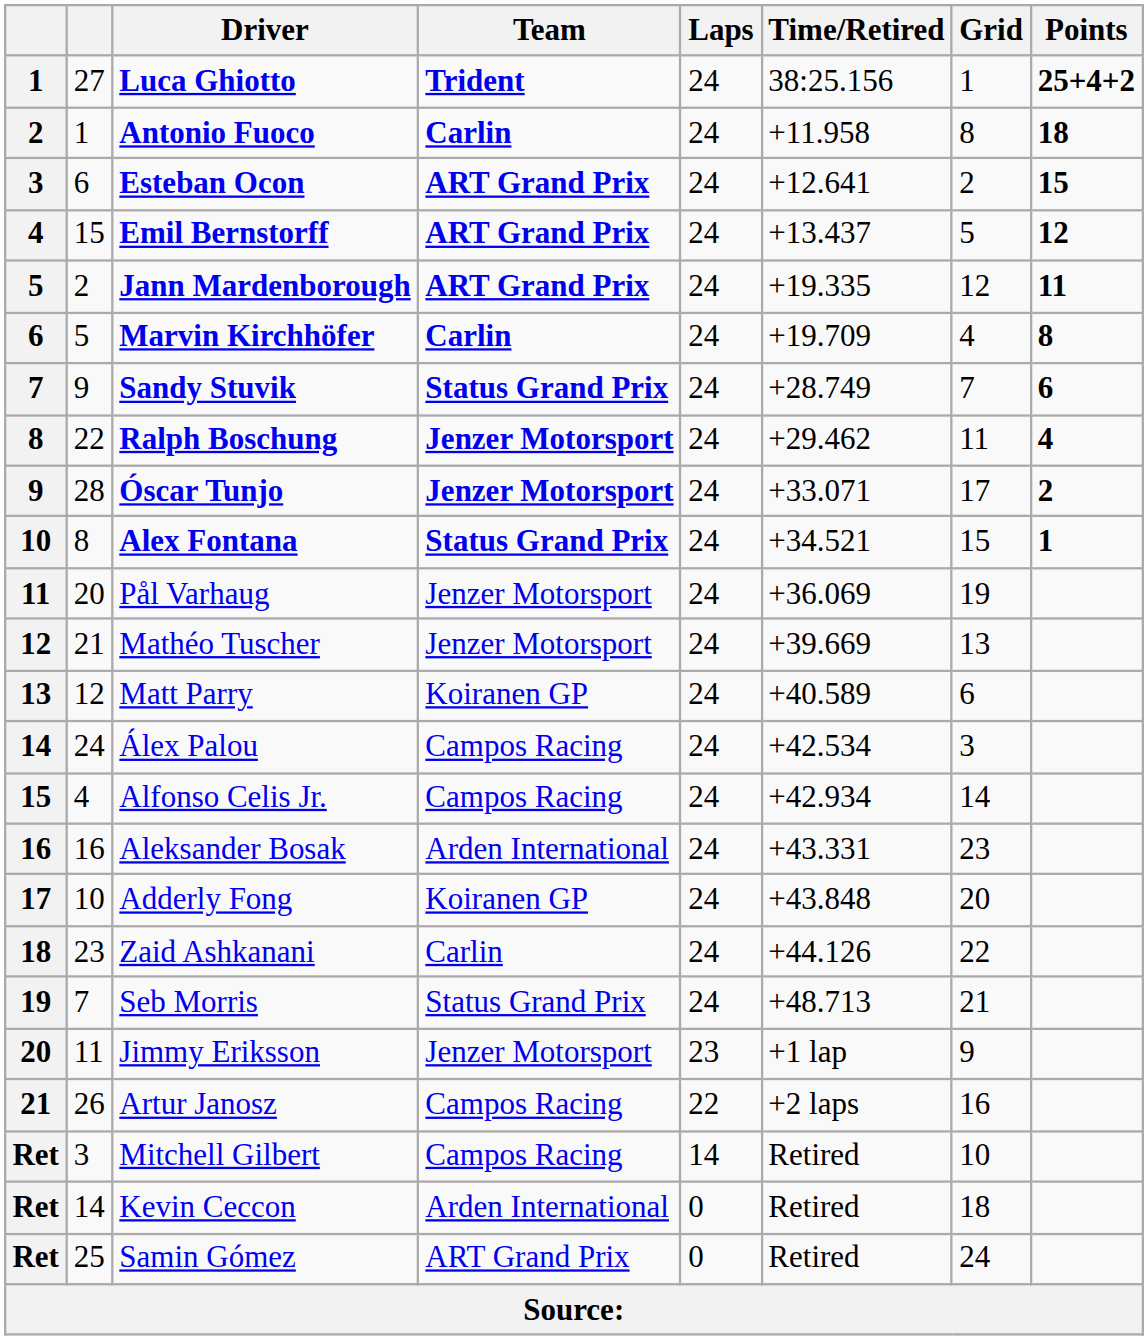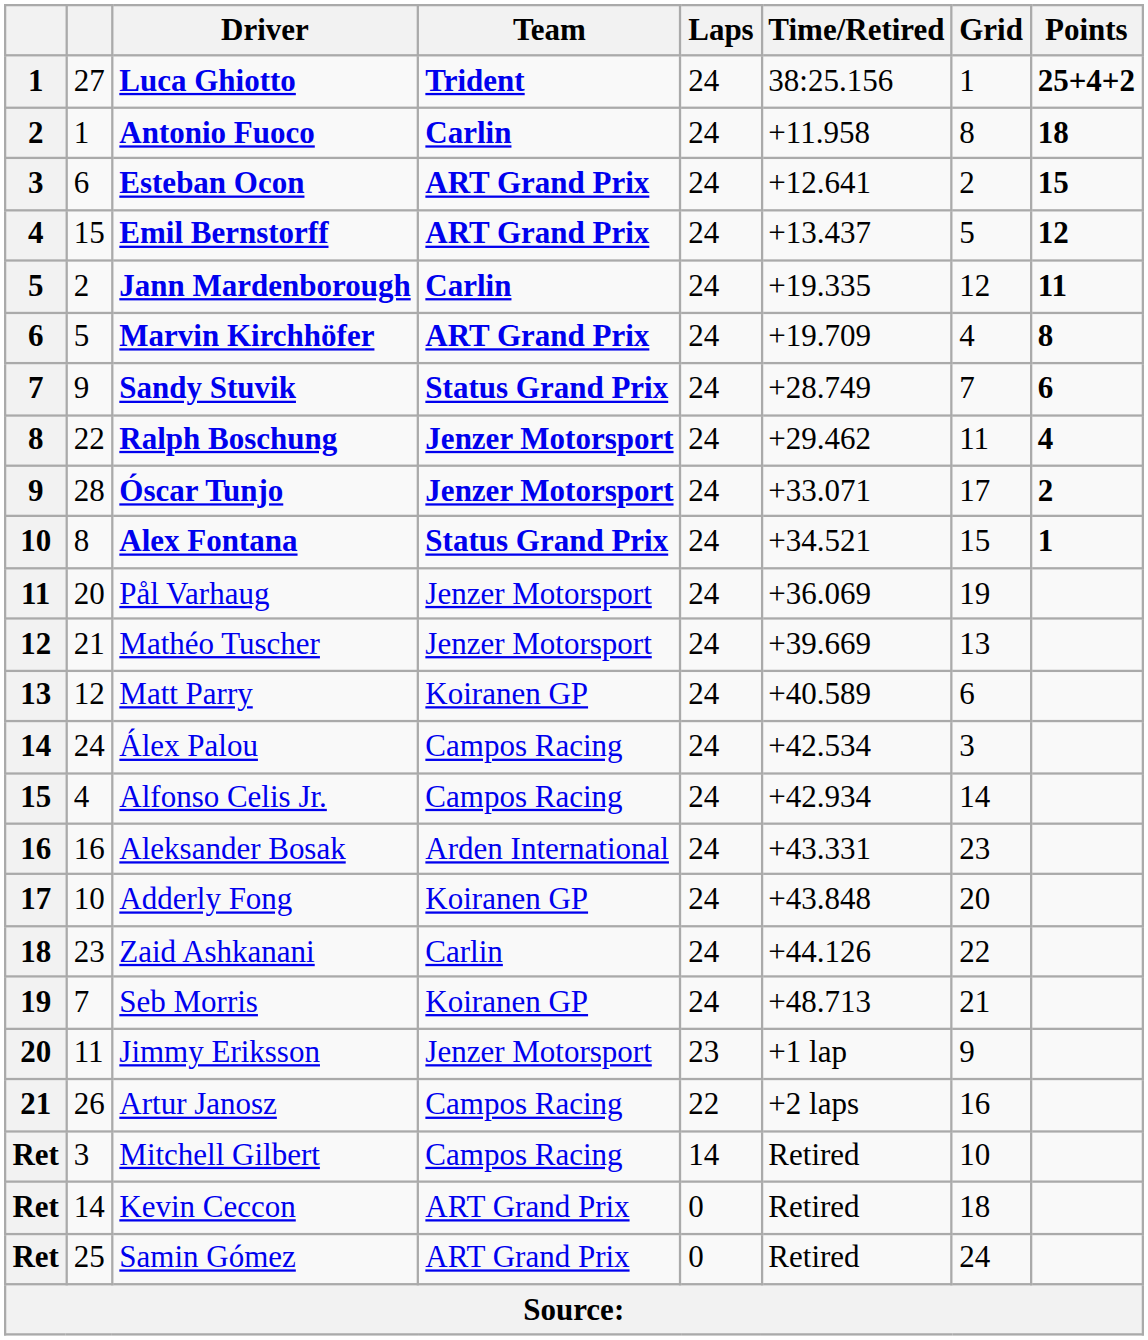(537, 285) ART Grand Prix -> (468, 285) Carlin
(468, 336) Carlin -> (537, 336) ART Grand Prix
(536, 1001) Status Grand Prix -> (507, 1001) Koiranen GP
(547, 1206) Arden International -> (527, 1206) ART Grand Prix
